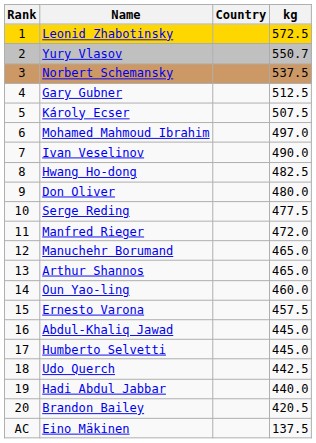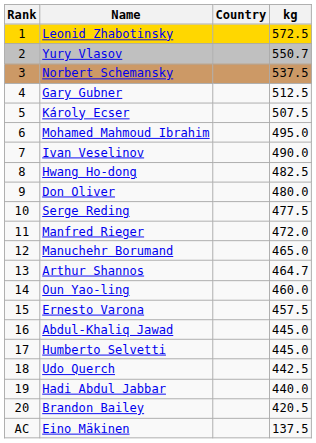(290, 133) 497.0 -> (290, 133) 495.0
(290, 270) 465.0 -> (290, 270) 464.7
